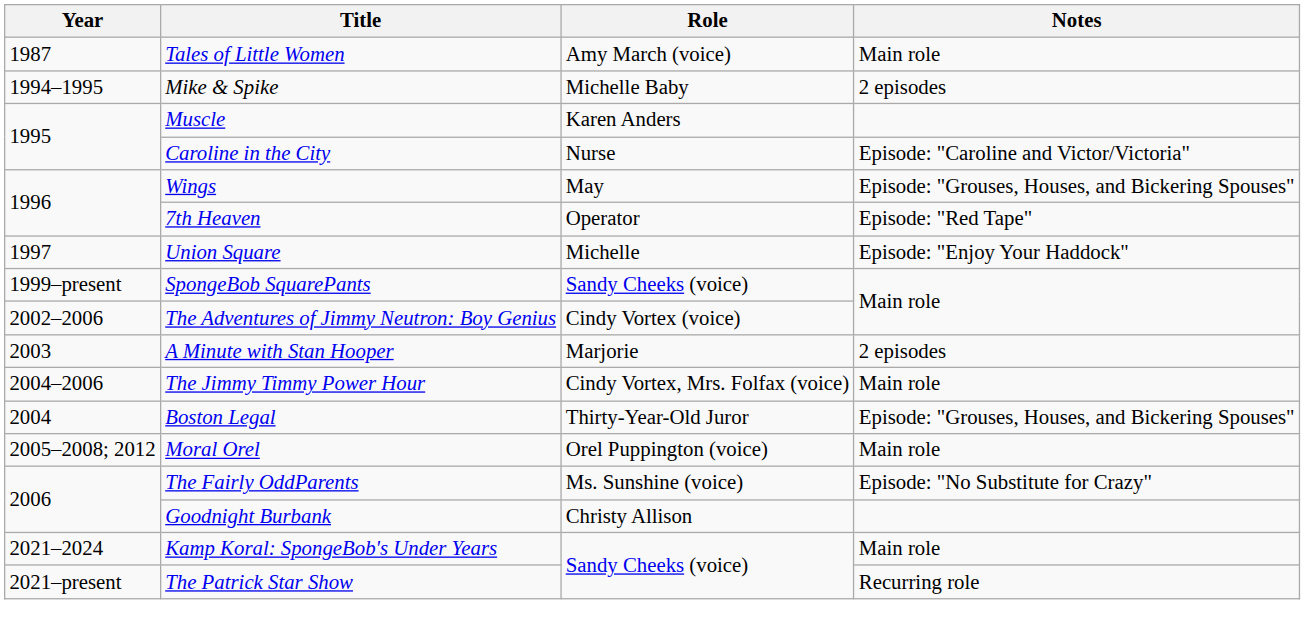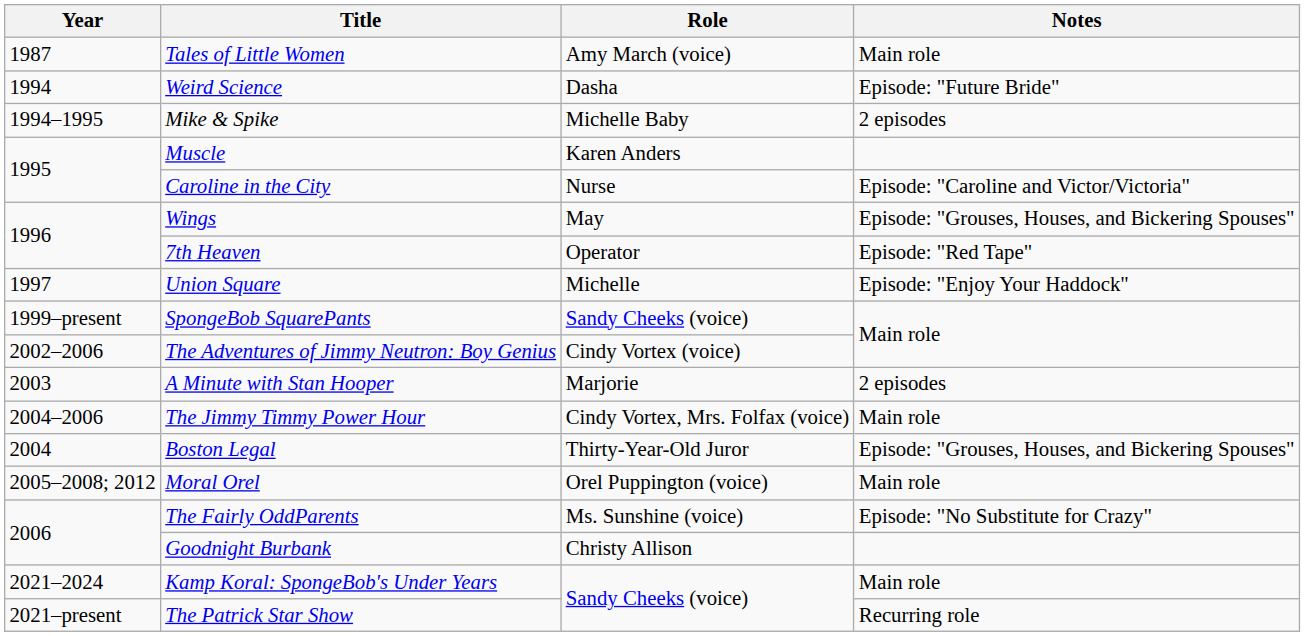+ row: (224, 86)
